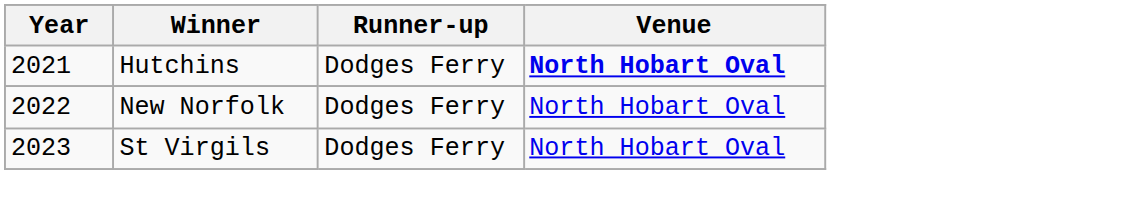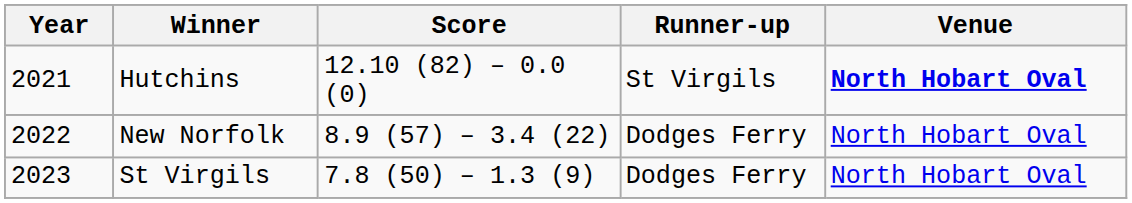+ column: (469, 25)
(415, 66) Dodges Ferry -> (701, 81) St Virgils
